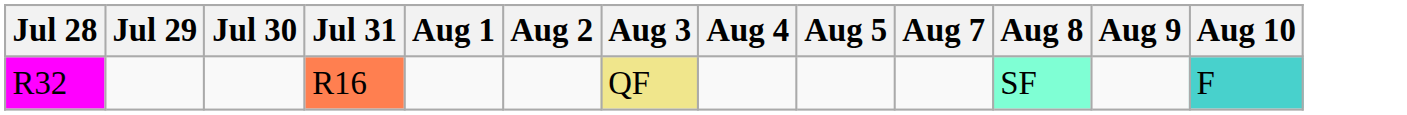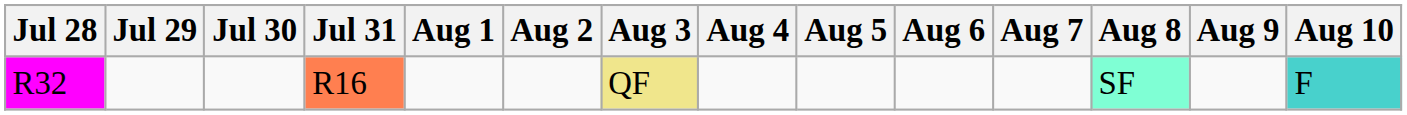+ column: (944, 30)
